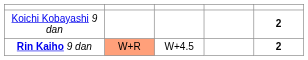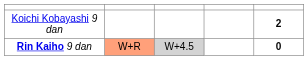(179, 47) no background -> (179, 47) lightgrey background
(279, 47) 2 -> (279, 47) 0
